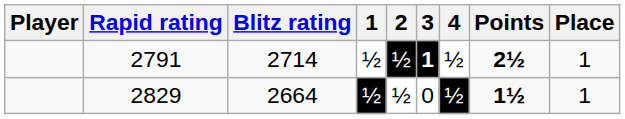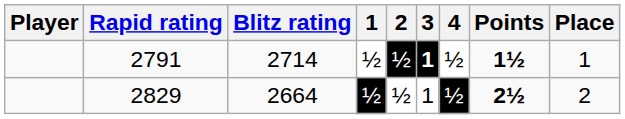(509, 58) 2½ -> (509, 58) 1½
(428, 95) 0 -> (428, 95) 1
(509, 95) 1½ -> (509, 95) 2½
(585, 95) 1 -> (585, 95) 2
